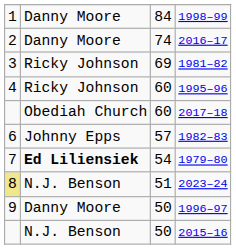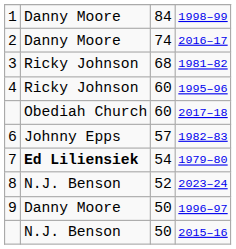(163, 64) 69 -> (163, 64) 68
(12, 184) khaki background -> (12, 184) no background
(163, 184) 51 -> (163, 184) 52
